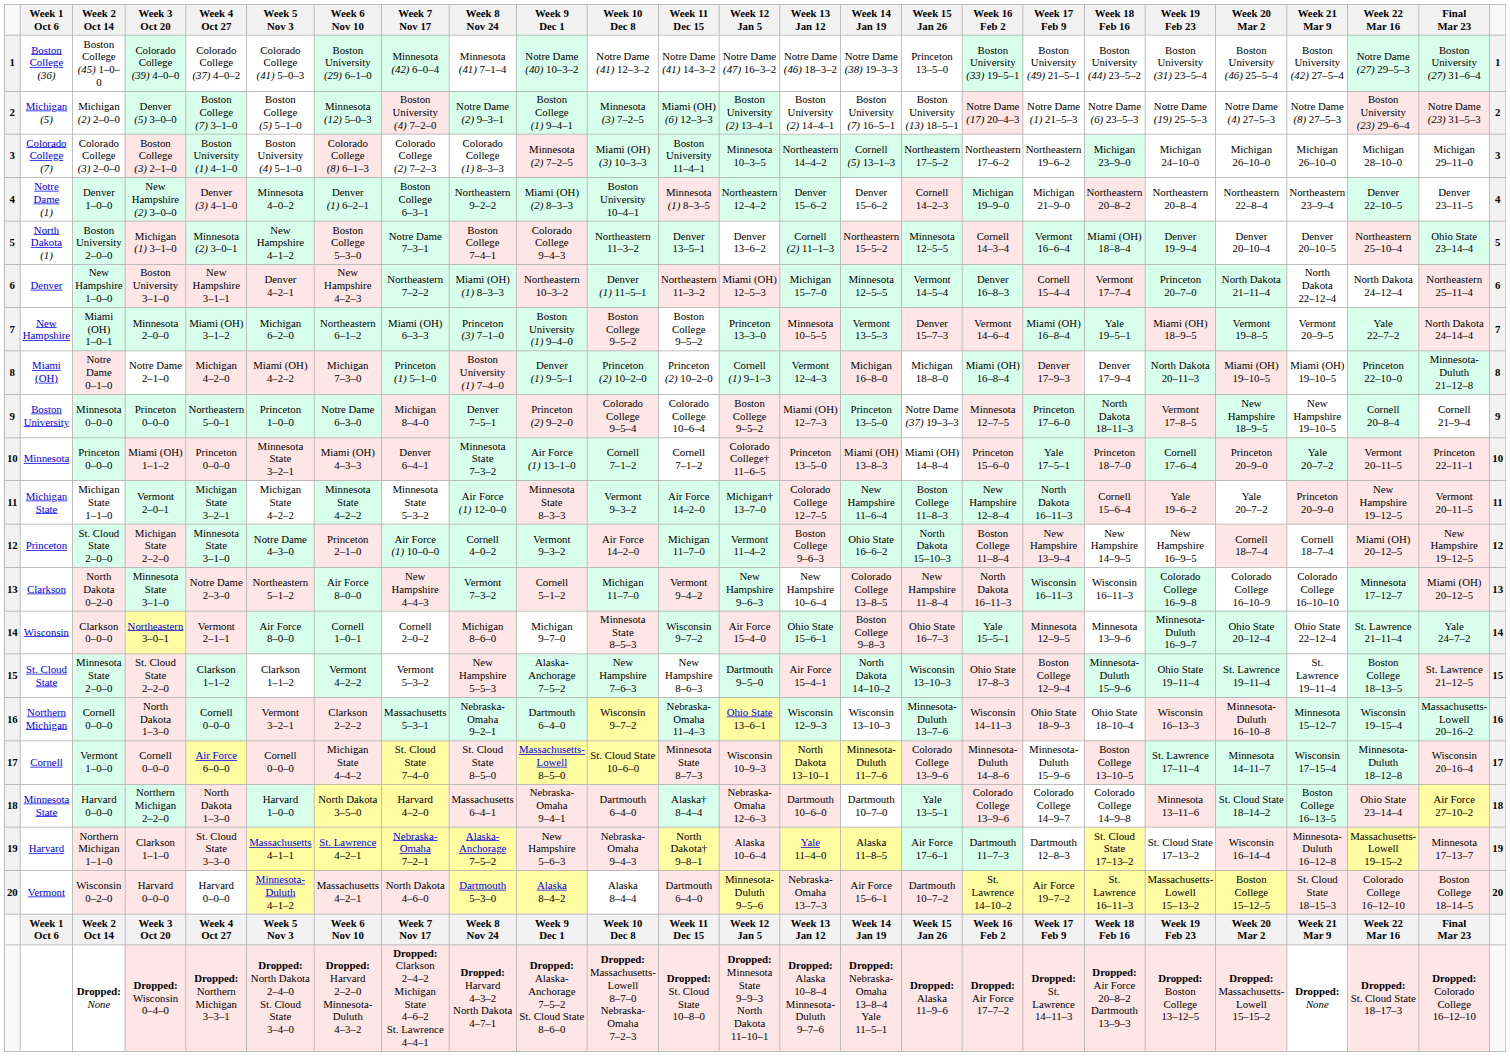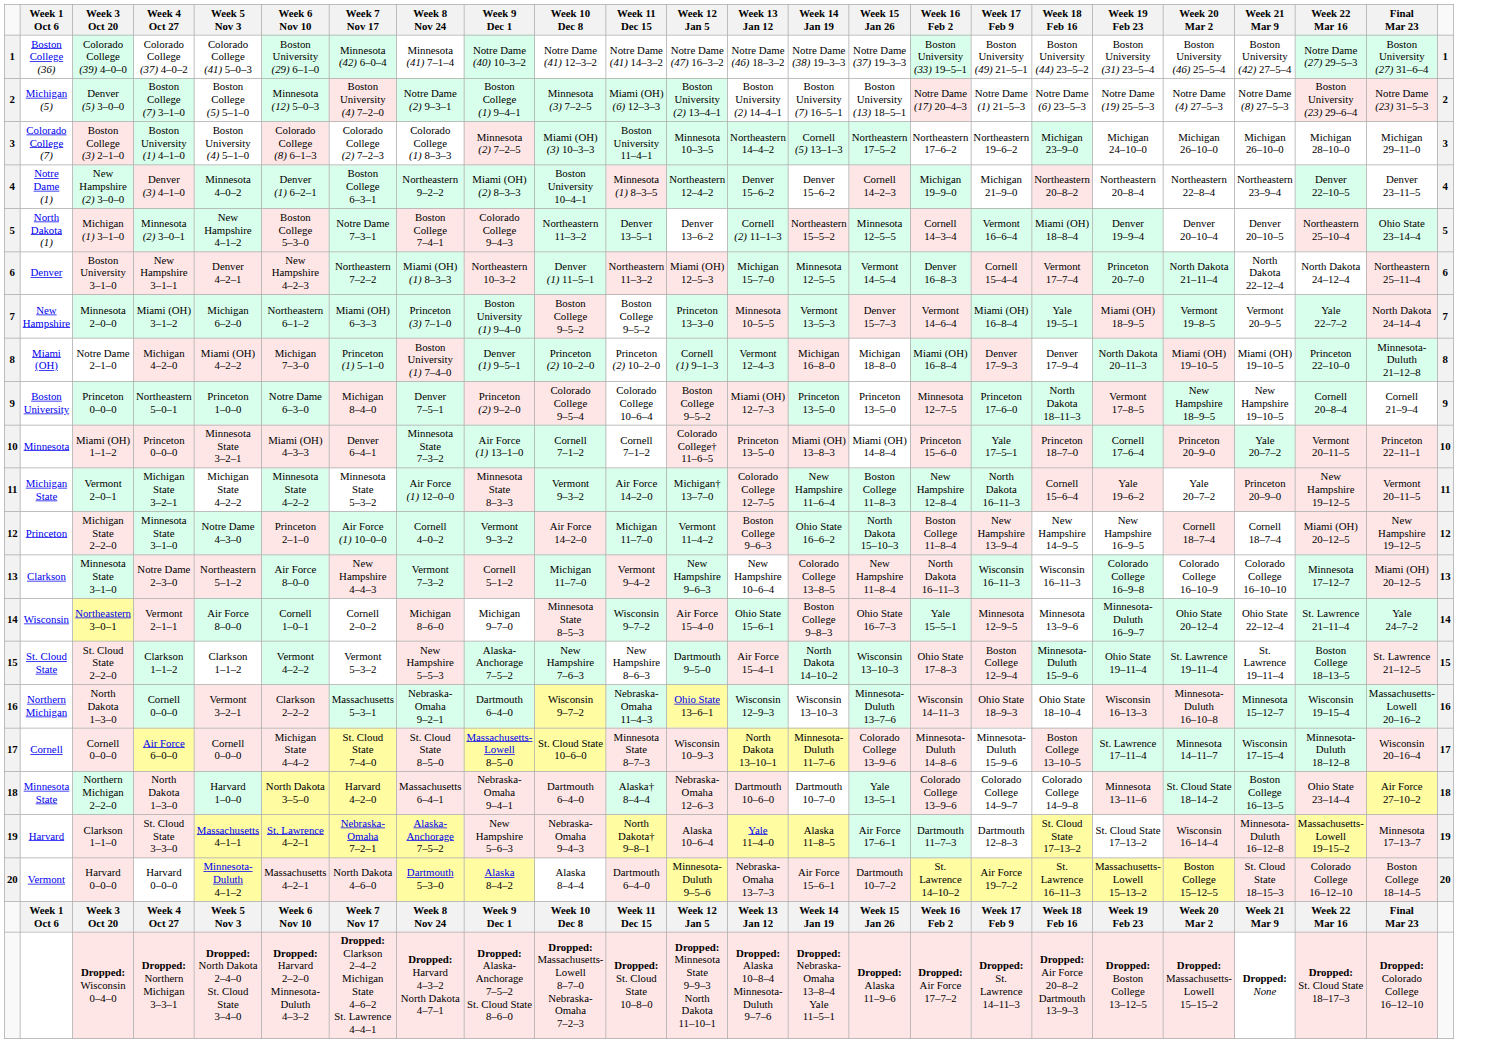- column: (99, 20)
(932, 63) Princeton 13–5–0 -> (880, 57) Notre Dame (37) 19–3–3
(932, 416) Notre Dame (37) 19–3–3 -> (880, 403) Princeton 13–5–0
